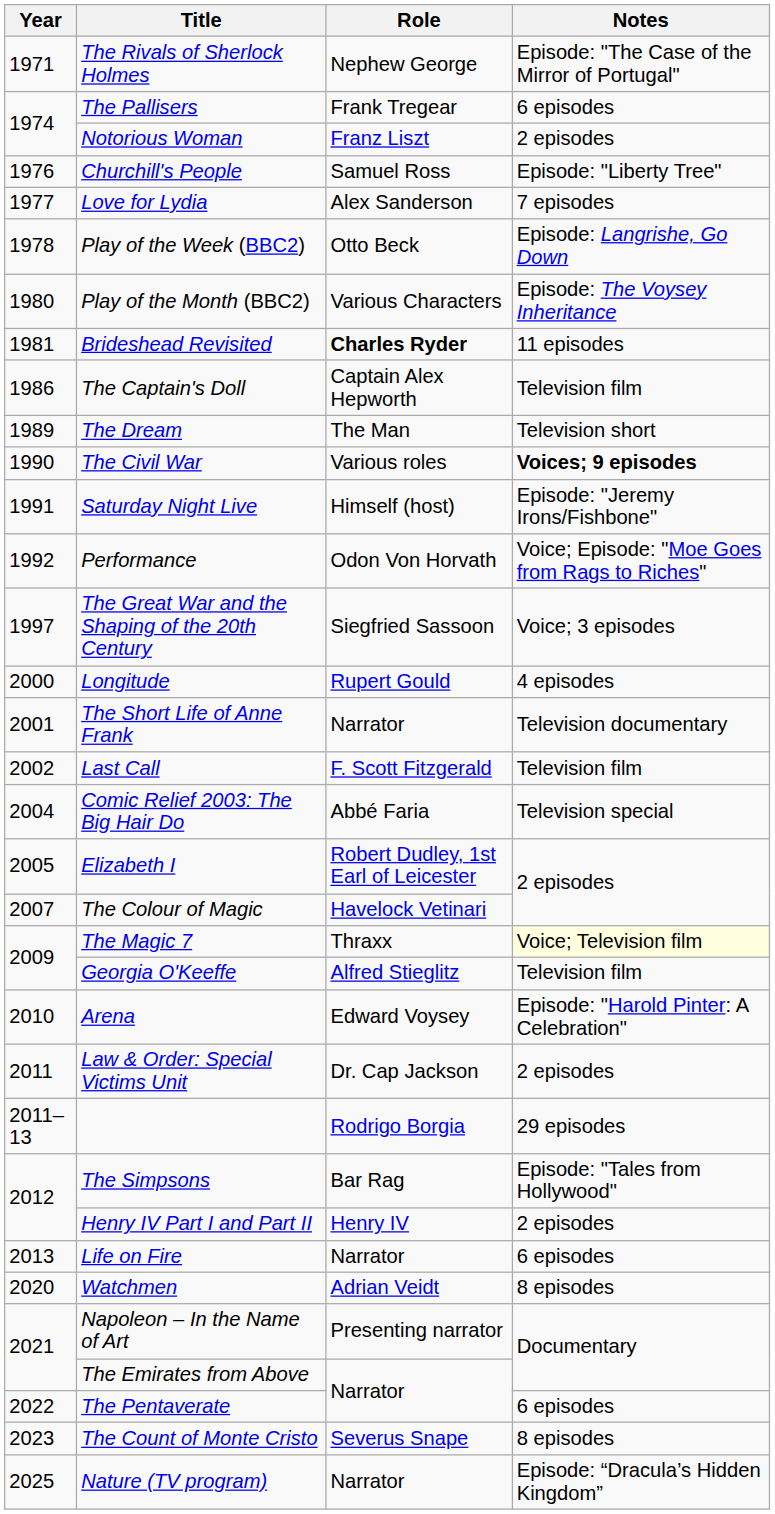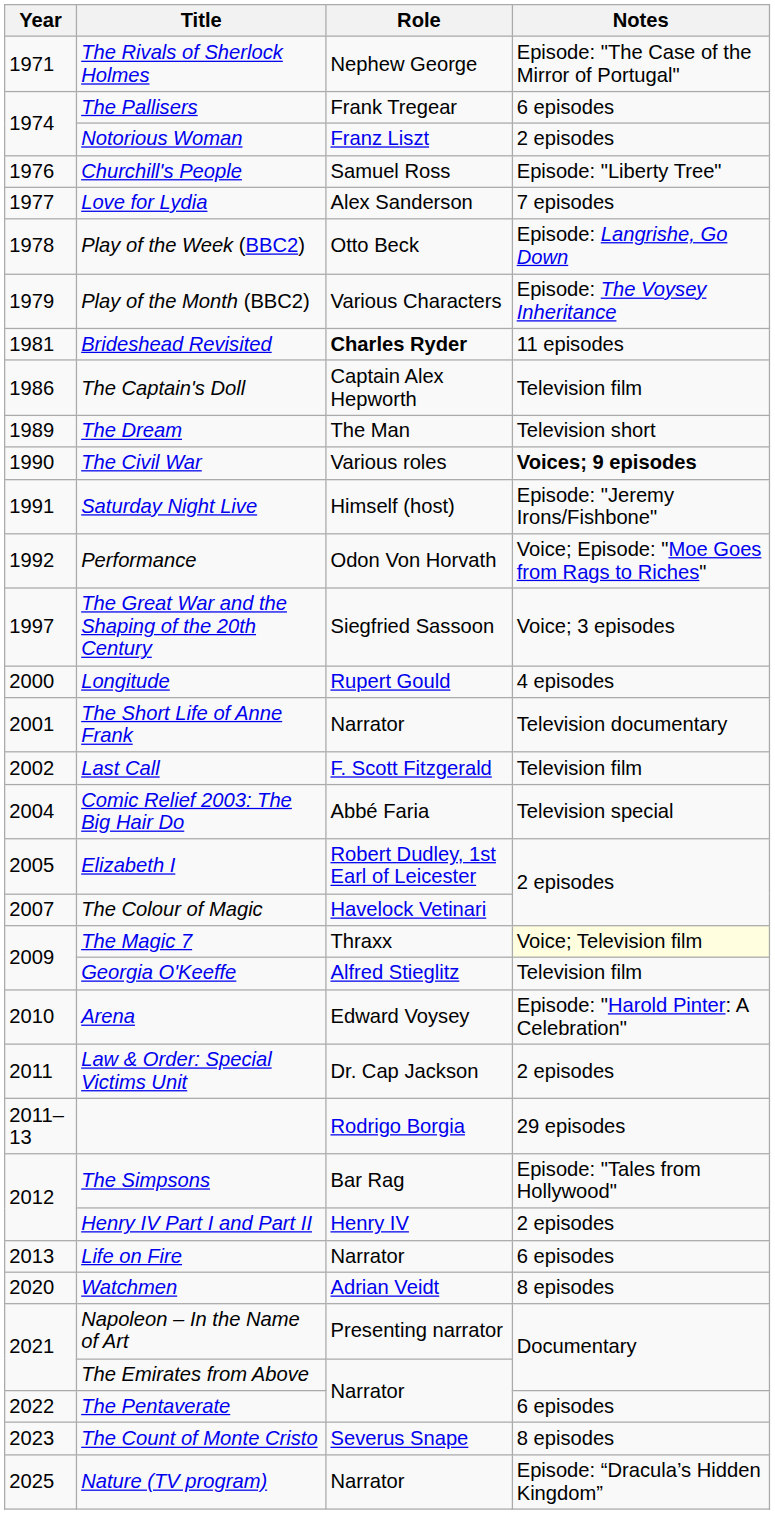(32, 300) 1980 -> (32, 300) 1979
